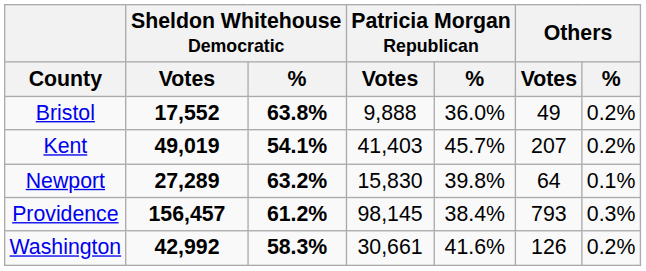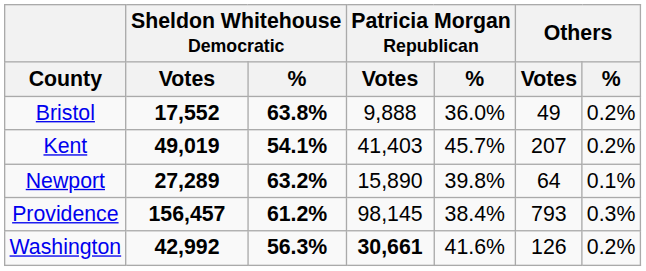(390, 180) 15,830 -> (390, 180) 15,890
(297, 247) 58.3% -> (297, 247) 56.3%
(390, 247) normal -> (390, 247) bold
